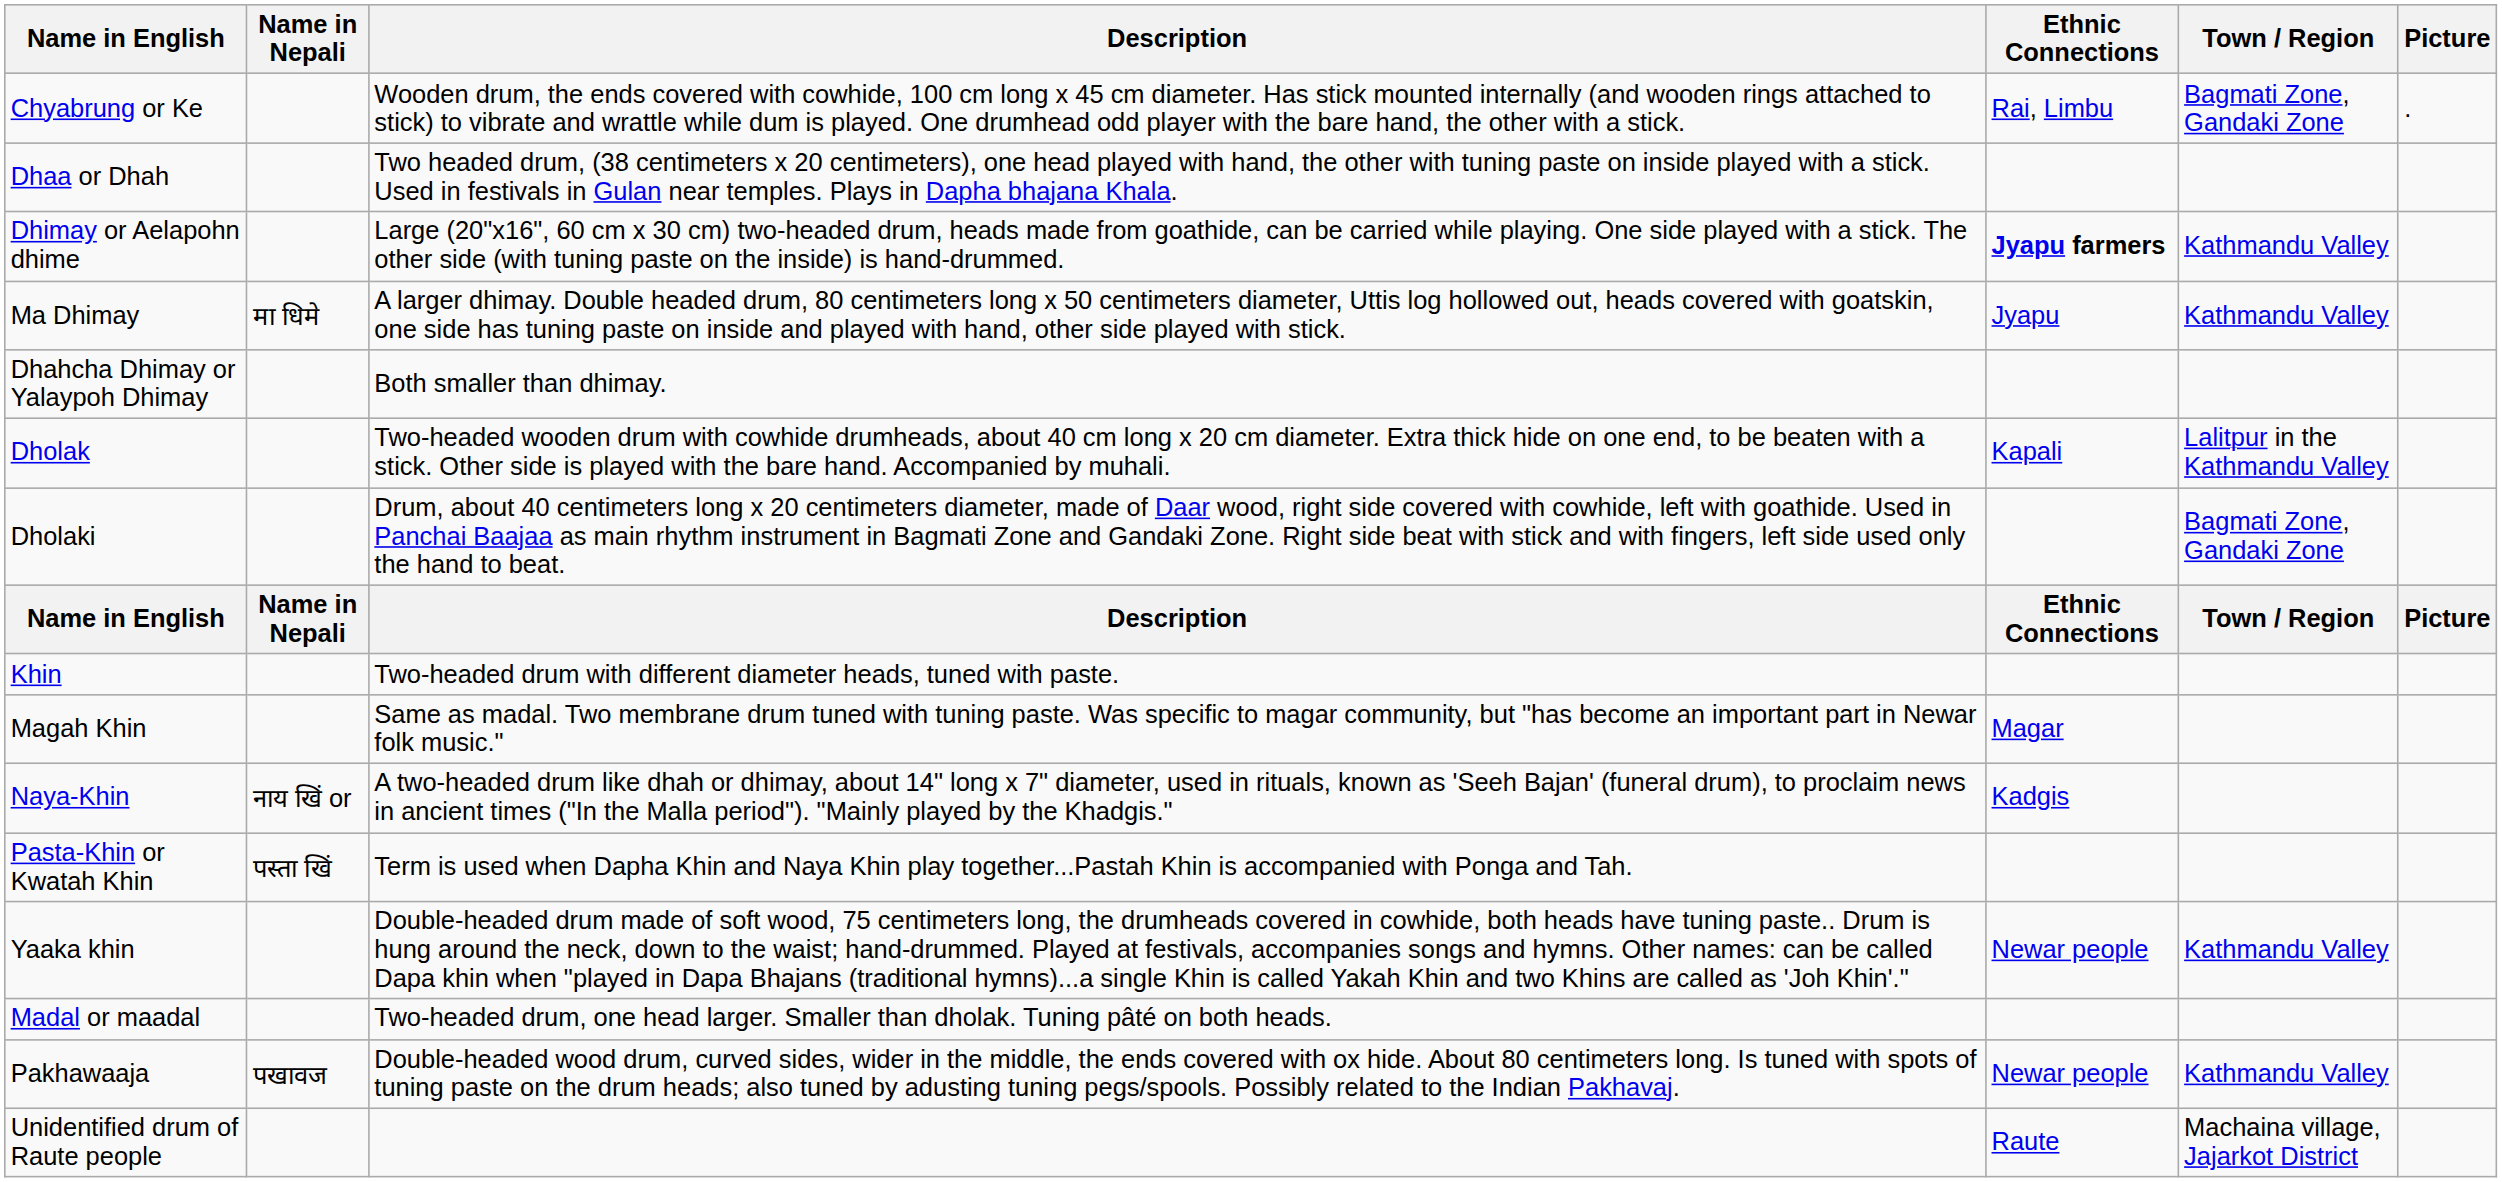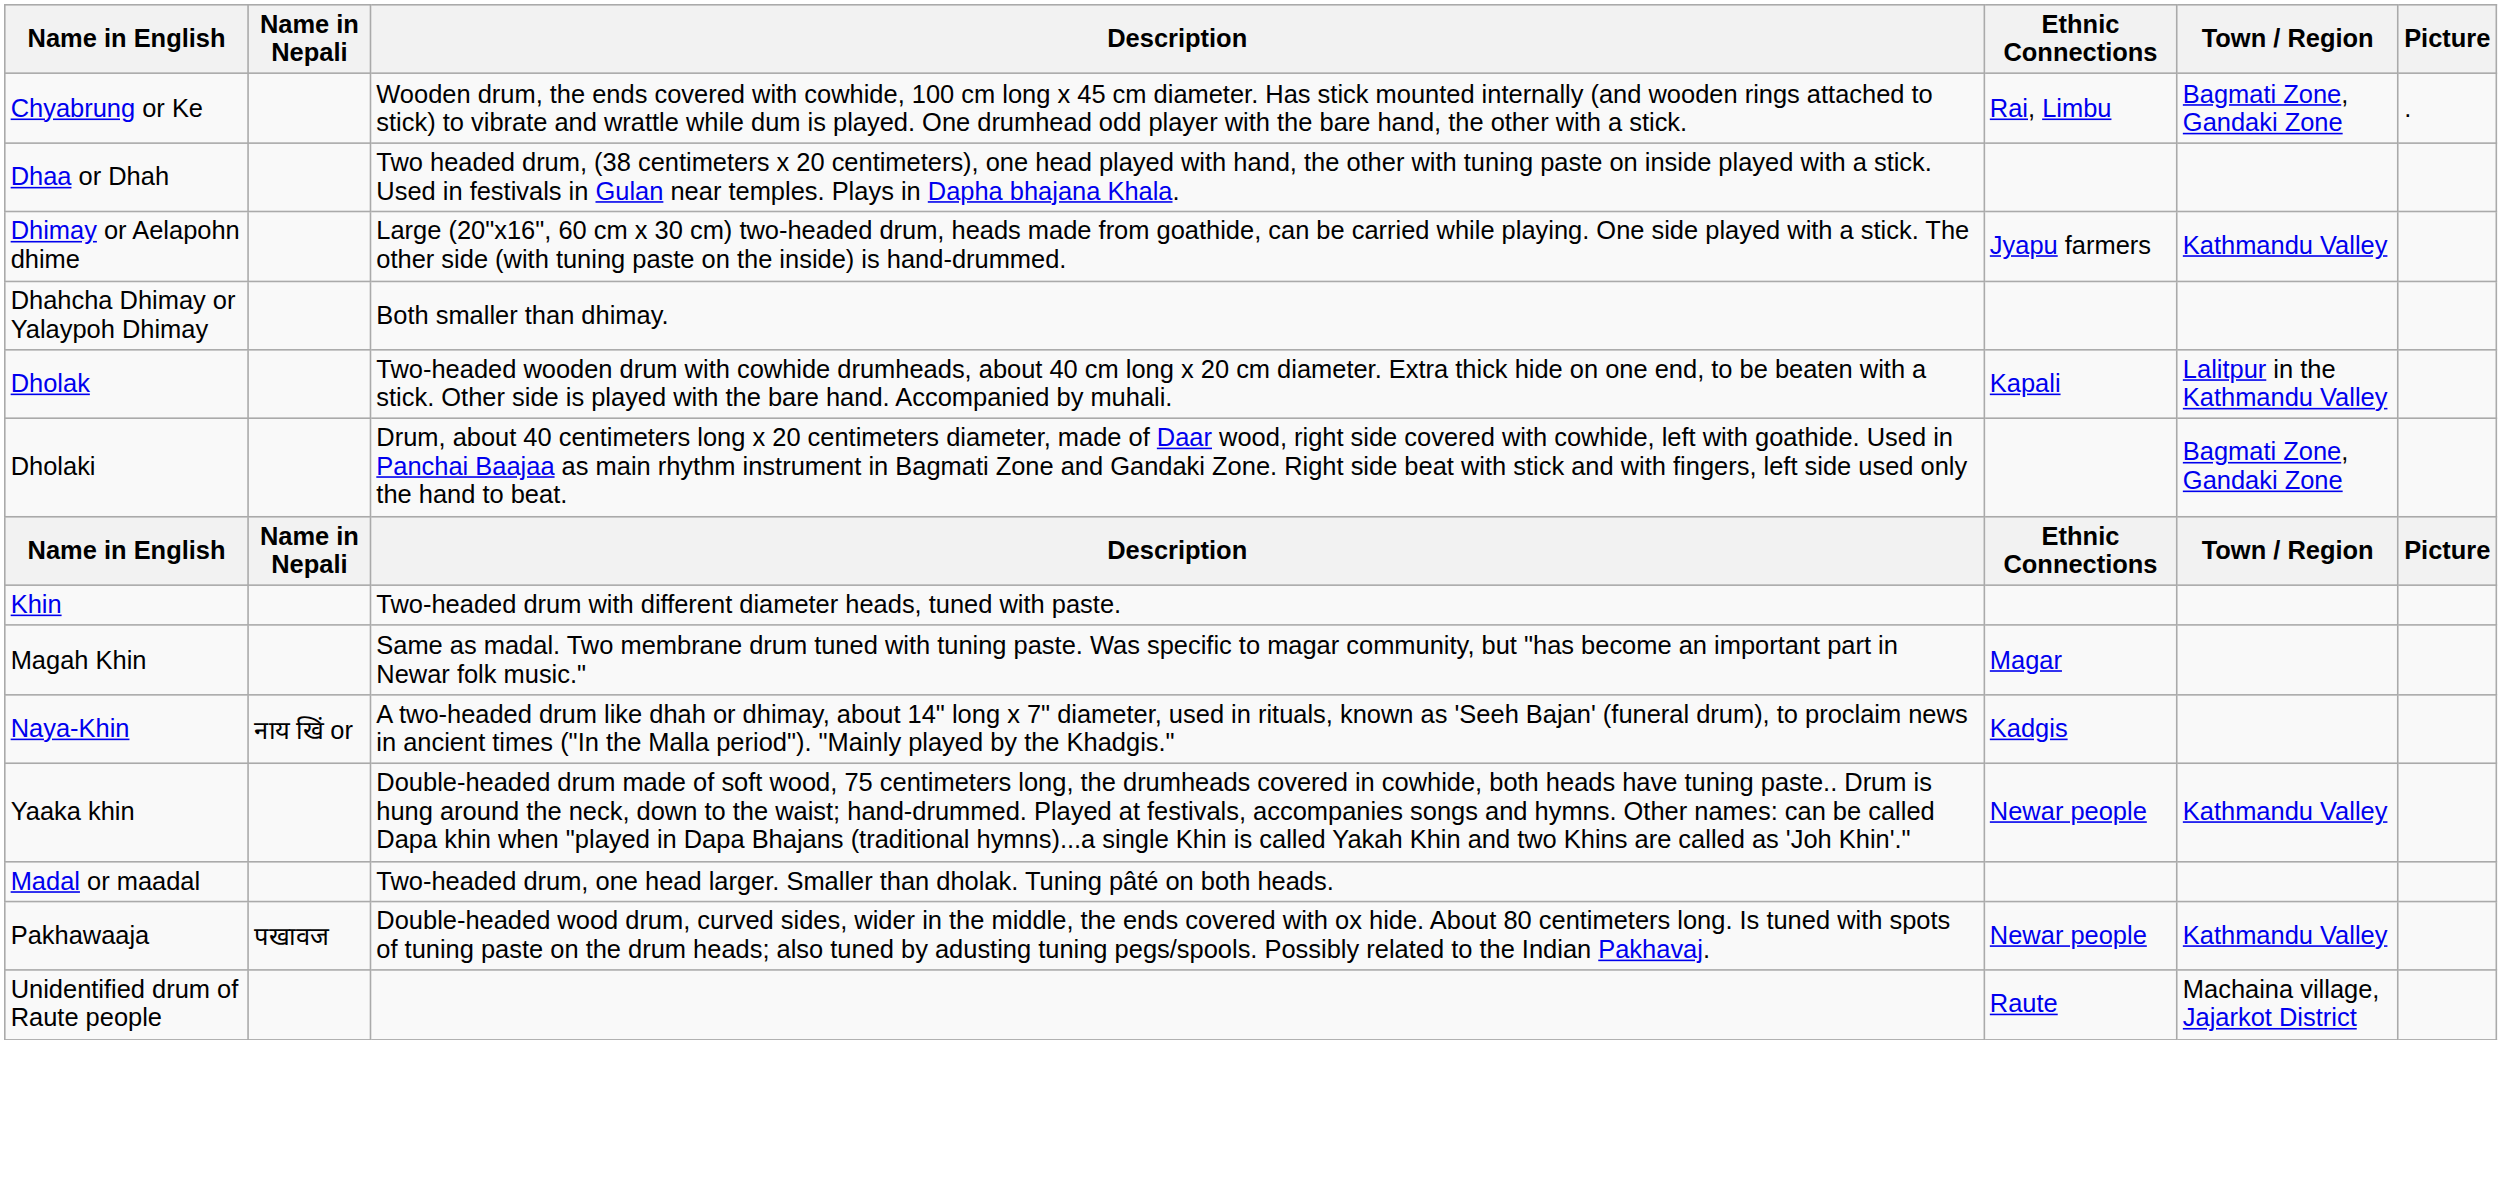(2079, 245) bold -> (2070, 245) normal
- row: (75, 314)
- row: (88, 866)
